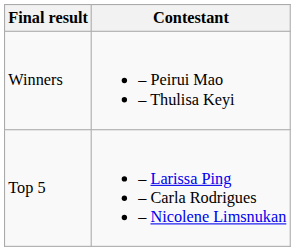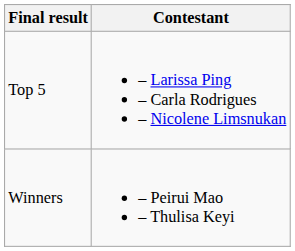rows swapped: (36, 80) <-> (27, 187)
